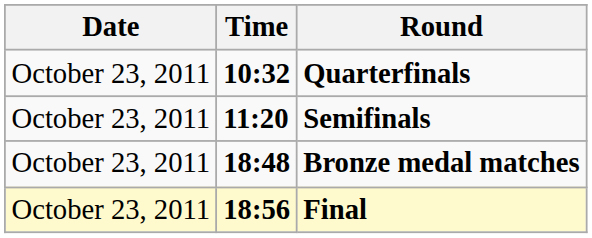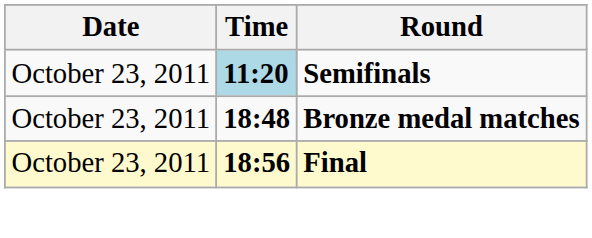- row: (387, 72)
(256, 118) no background -> (256, 72) lightblue background
